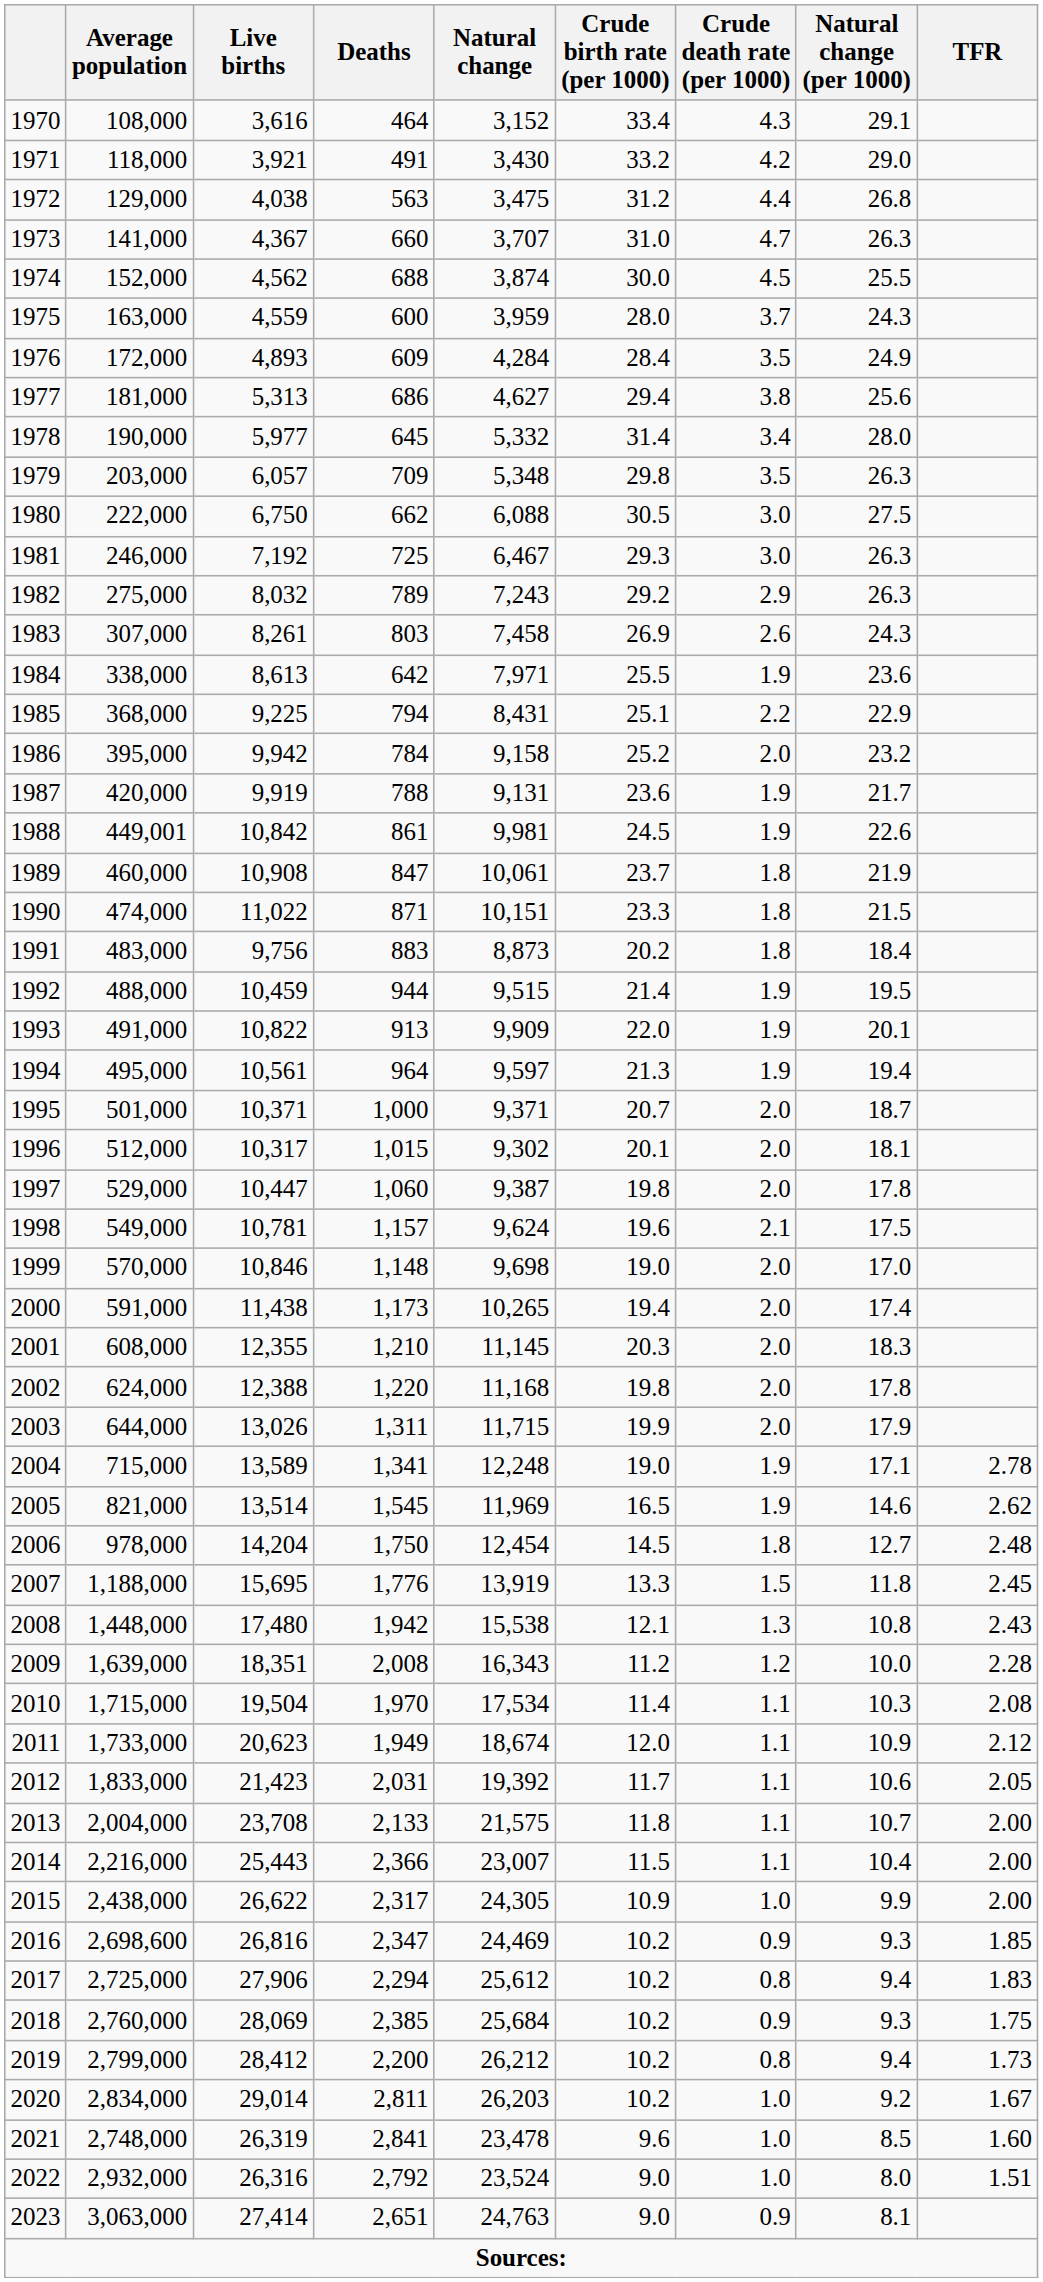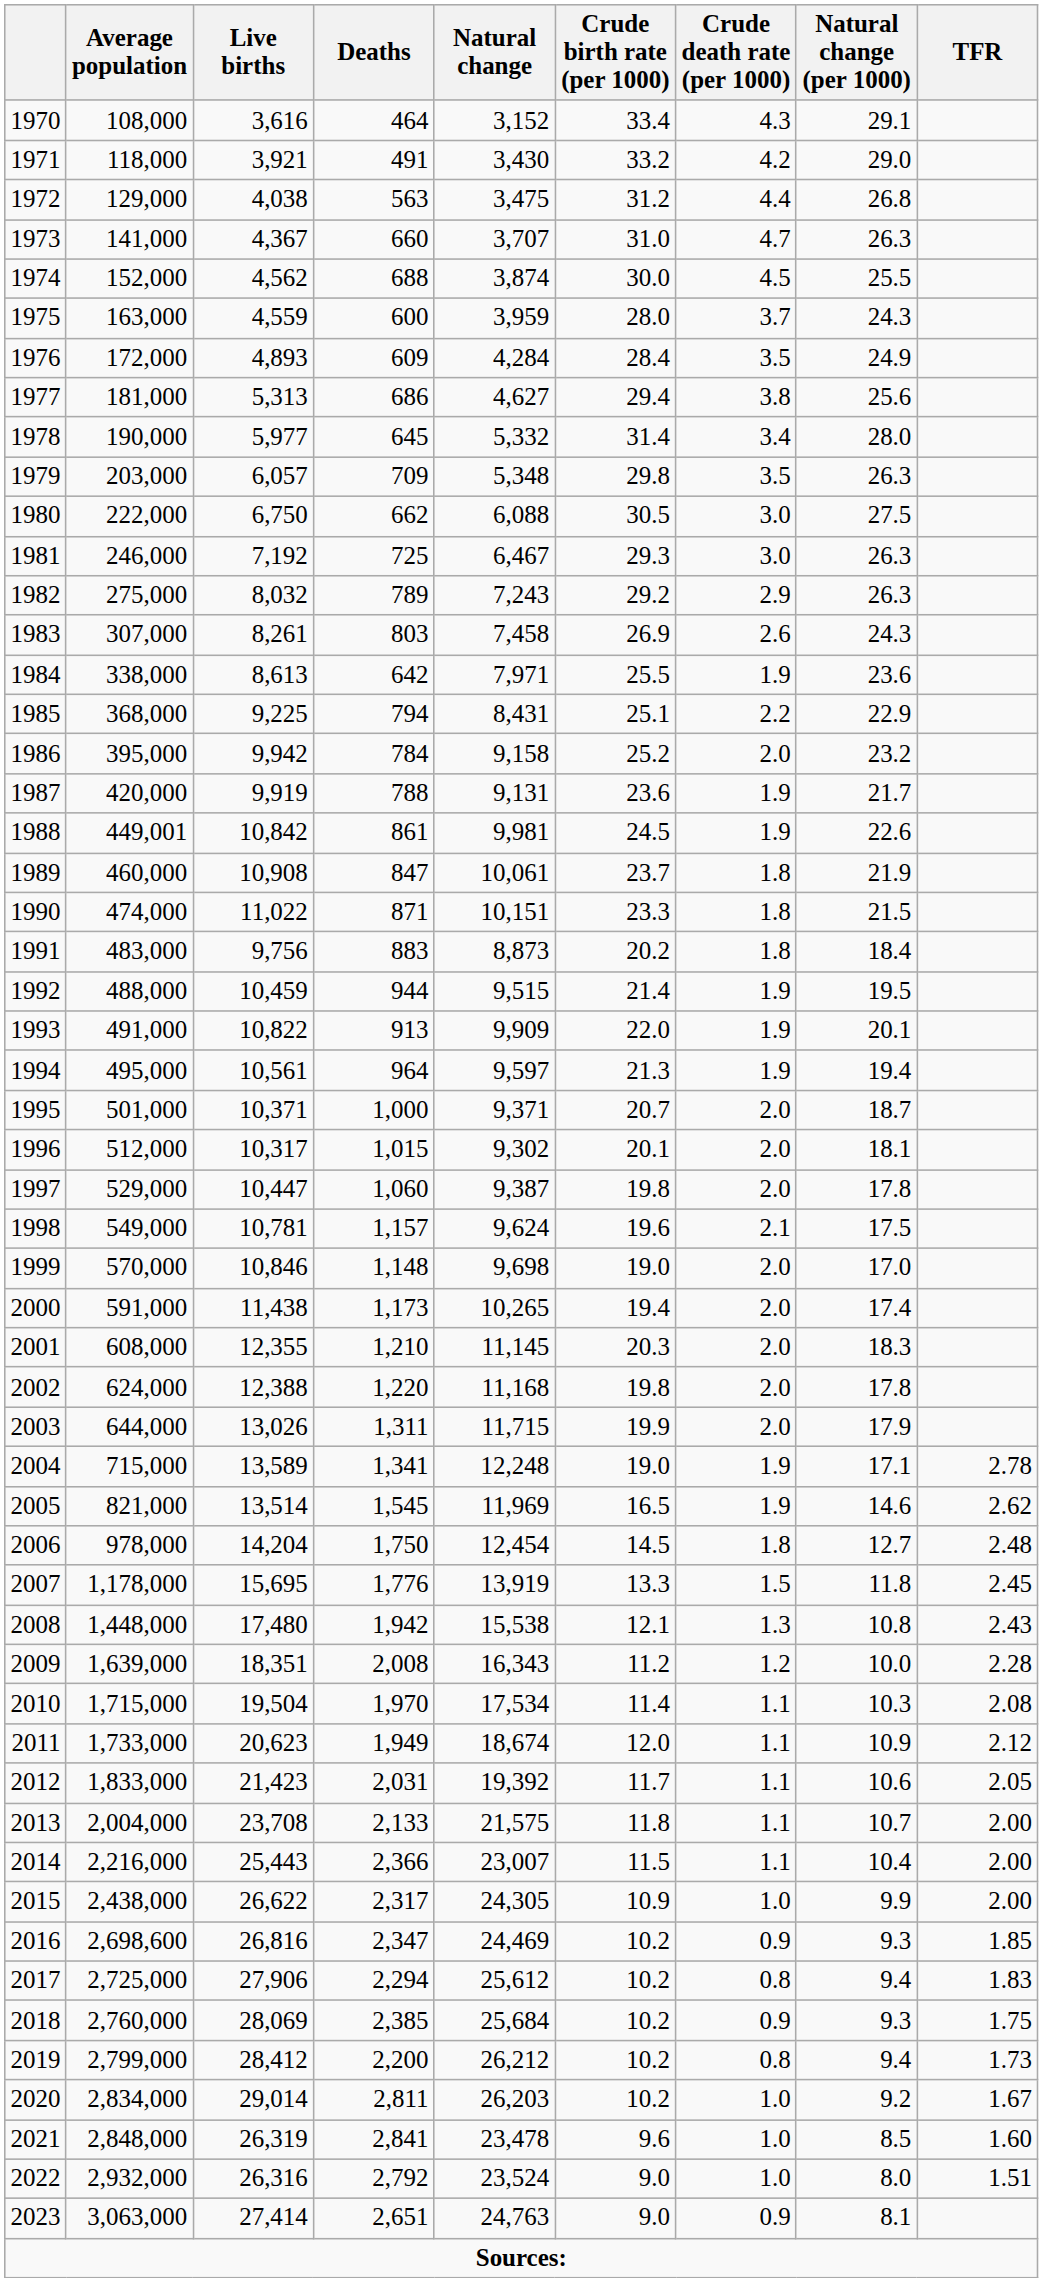(137, 1584) 1,188,000 -> (137, 1584) 1,178,000
(137, 2138) 2,748,000 -> (137, 2138) 2,848,000
